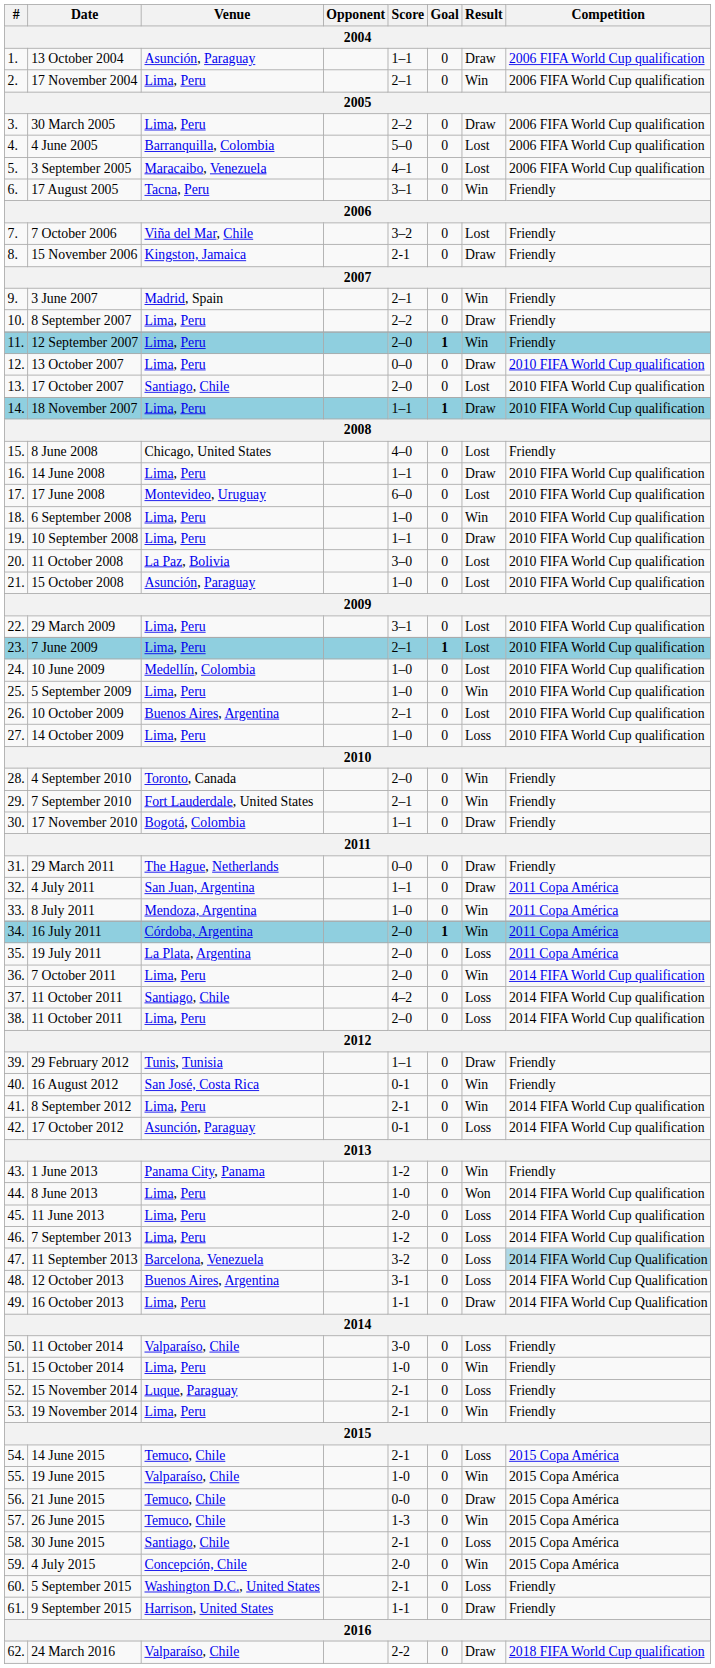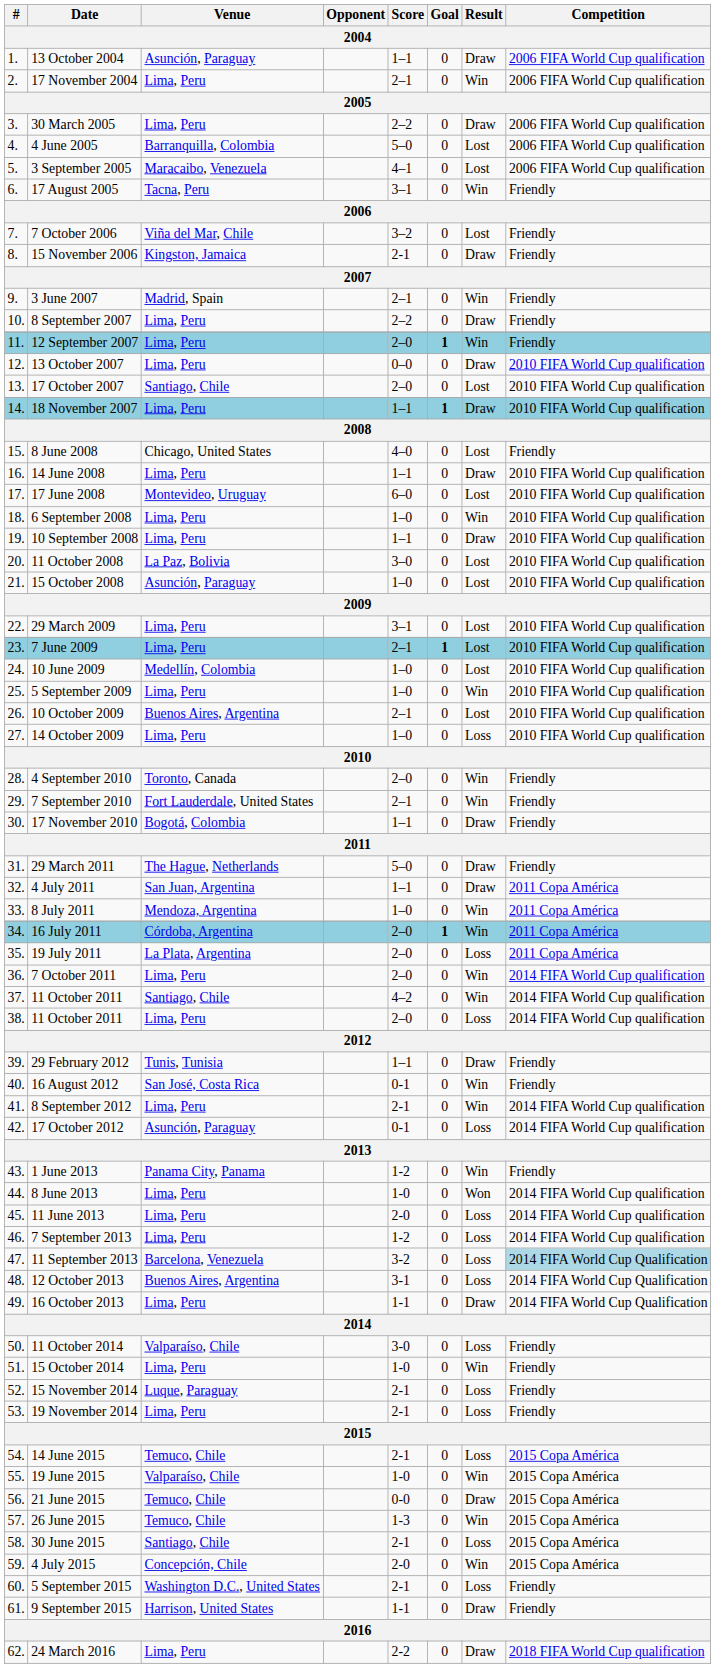(402, 866) 0–0 -> (402, 866) 5–0
(478, 997) Loss -> (477, 997) Win
(477, 1412) Win -> (478, 1412) Loss
(192, 1652) Valparaíso, Chile -> (175, 1652) Lima, Peru
